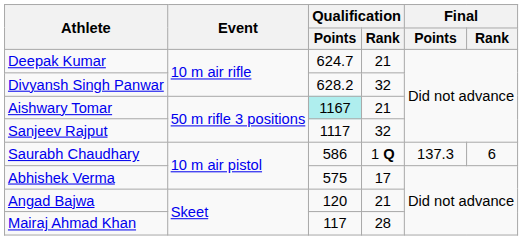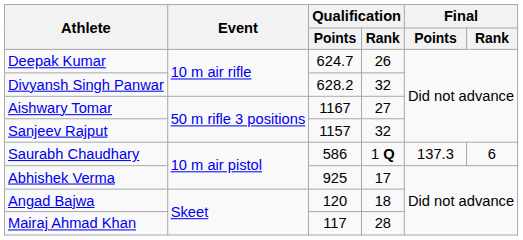(383, 62) 21 -> (383, 62) 26
(335, 108) paleturquoise background -> (335, 108) no background
(383, 108) 21 -> (383, 108) 27
(335, 131) 1117 -> (335, 131) 1157
(335, 178) 575 -> (335, 178) 925
(383, 201) 21 -> (383, 201) 18
